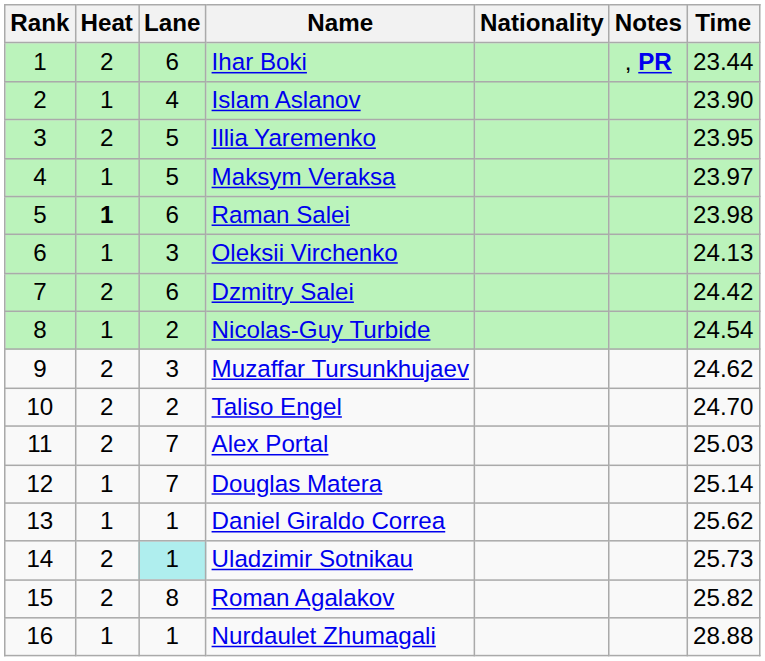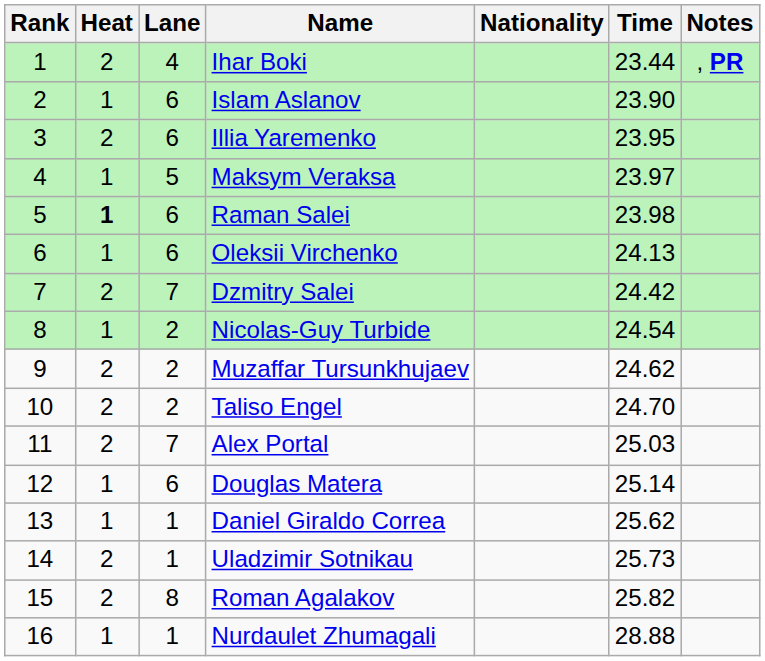columns swapped: (723, 23) <-> (648, 23)
(172, 61) 6 -> (172, 61) 4
(172, 100) 4 -> (172, 100) 6
(172, 138) 5 -> (172, 138) 6
(172, 253) 3 -> (172, 253) 6
(172, 291) 6 -> (172, 291) 7
(172, 368) 3 -> (172, 368) 2
(172, 483) 7 -> (172, 483) 6
(172, 560) paleturquoise background -> (172, 560) no background
